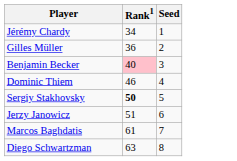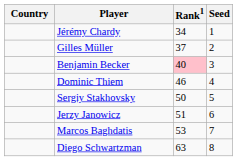+ column: (29, 14)
(130, 48) 36 -> (181, 48) 37
(130, 98) bold -> (181, 98) normal
(130, 131) 61 -> (181, 131) 53
